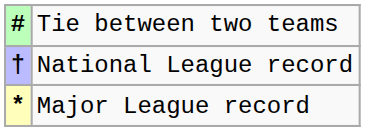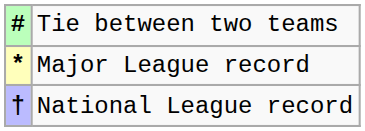rows swapped: (18, 65) <-> (18, 105)
